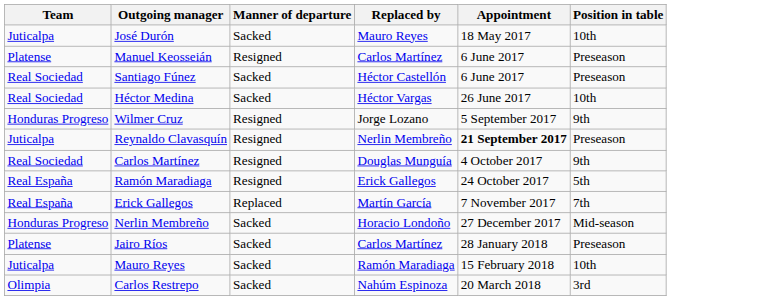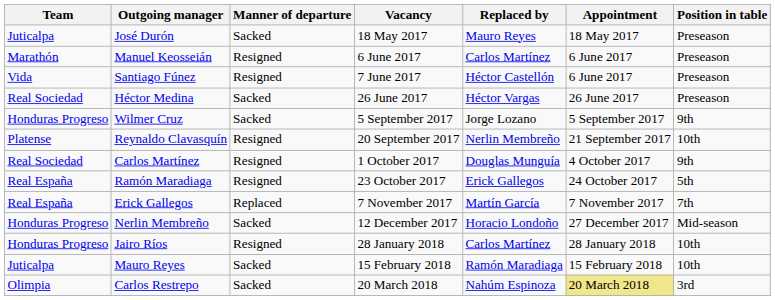+ column: (408, 14)
(585, 35) 10th -> (703, 35) Preseason
(29, 56) Platense -> (33, 56) Marathón
(45, 77) Real Sociedad -> (20, 77) Vida
(252, 77) Sacked -> (257, 77) Resigned
(585, 98) 10th -> (703, 98) Preseason
(257, 118) Resigned -> (252, 118) Sacked
(31, 139) Juticalpa -> (29, 139) Platense
(514, 139) bold -> (620, 139) normal
(599, 139) Preseason -> (689, 139) 10th
(29, 243) Platense -> (58, 243) Honduras Progreso
(252, 243) Sacked -> (257, 243) Resigned
(599, 243) Preseason -> (689, 243) 10th
(501, 285) no background -> (609, 285) khaki background
